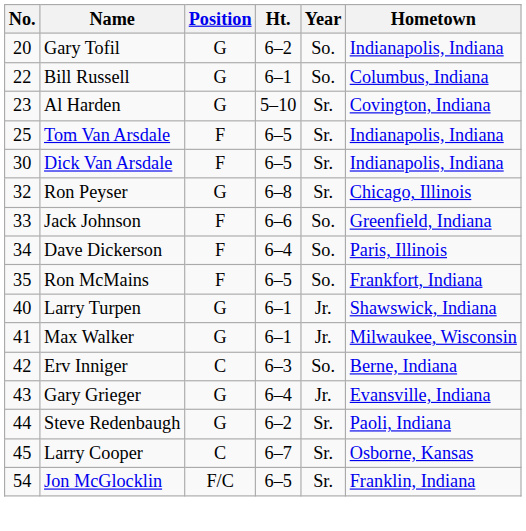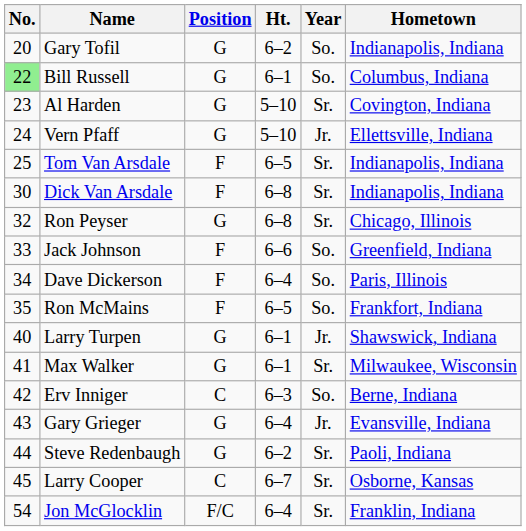(22, 76) no background -> (22, 76) lightgreen background
+ row: (82, 134)
(278, 163) 6–5 -> (278, 192) 6–8
(323, 337) Jr. -> (323, 366) Sr.
(278, 481) 6–5 -> (278, 510) 6–4
